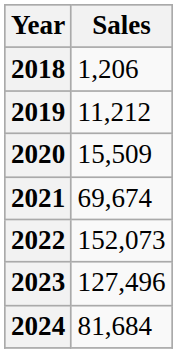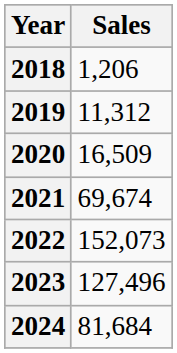(114, 111) 11,212 -> (114, 111) 11,312
(115, 154) 15,509 -> (115, 154) 16,509
